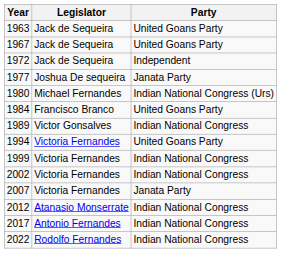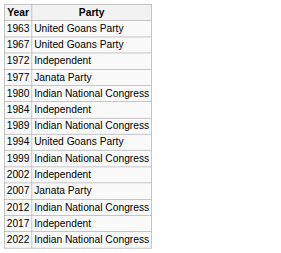- column: (81, 12)
(204, 93) Indian National Congress (Urs) -> (92, 93) Indian National Congress
(178, 110) United Goans Party -> (63, 110) Independent
(191, 175) Indian National Congress -> (63, 175) Independent
(191, 223) Indian National Congress -> (63, 223) Independent
